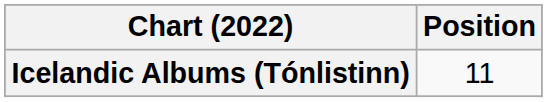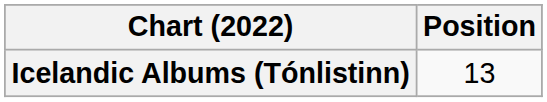(480, 72) 11 -> (480, 72) 13
